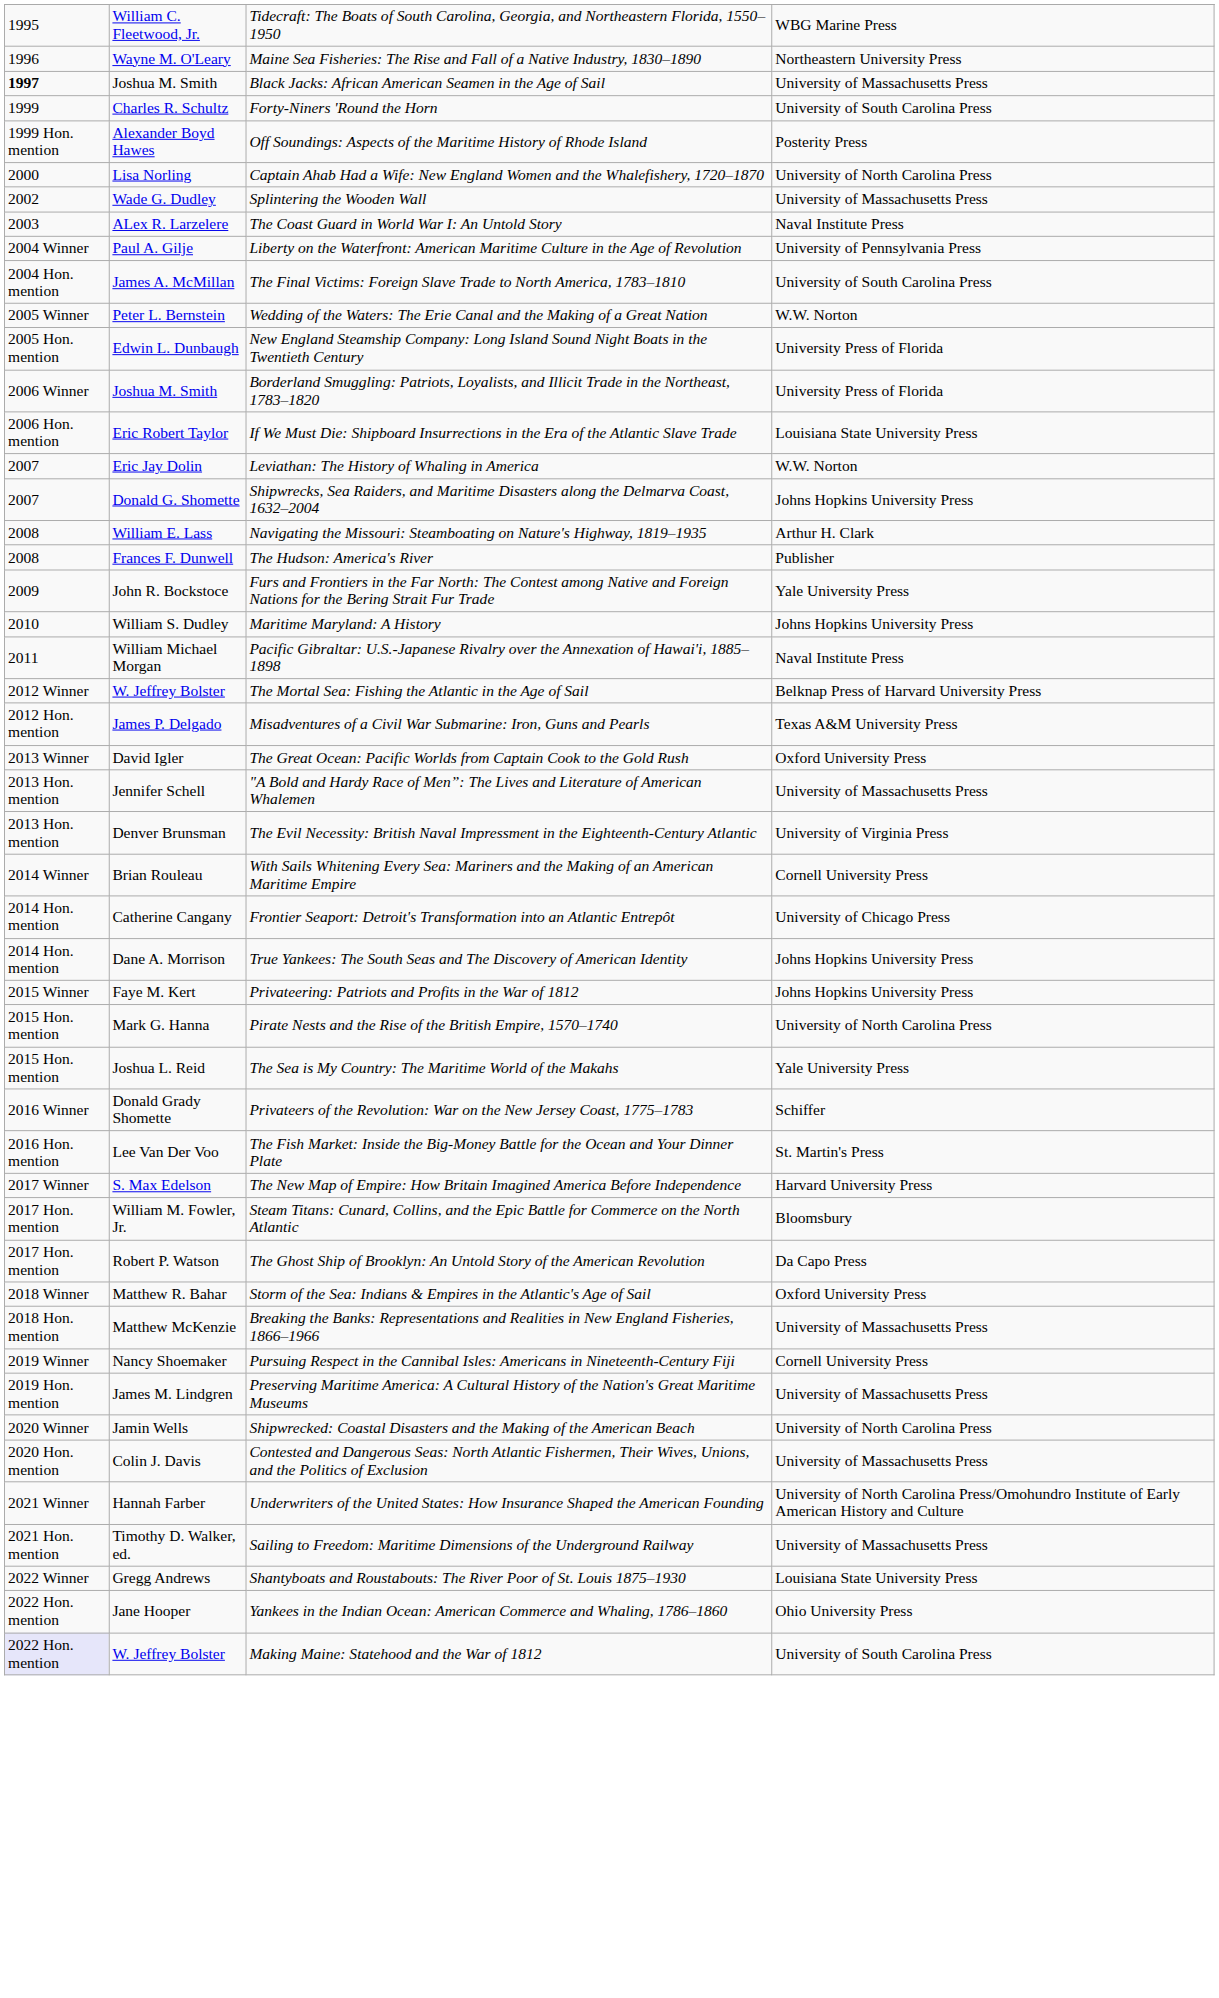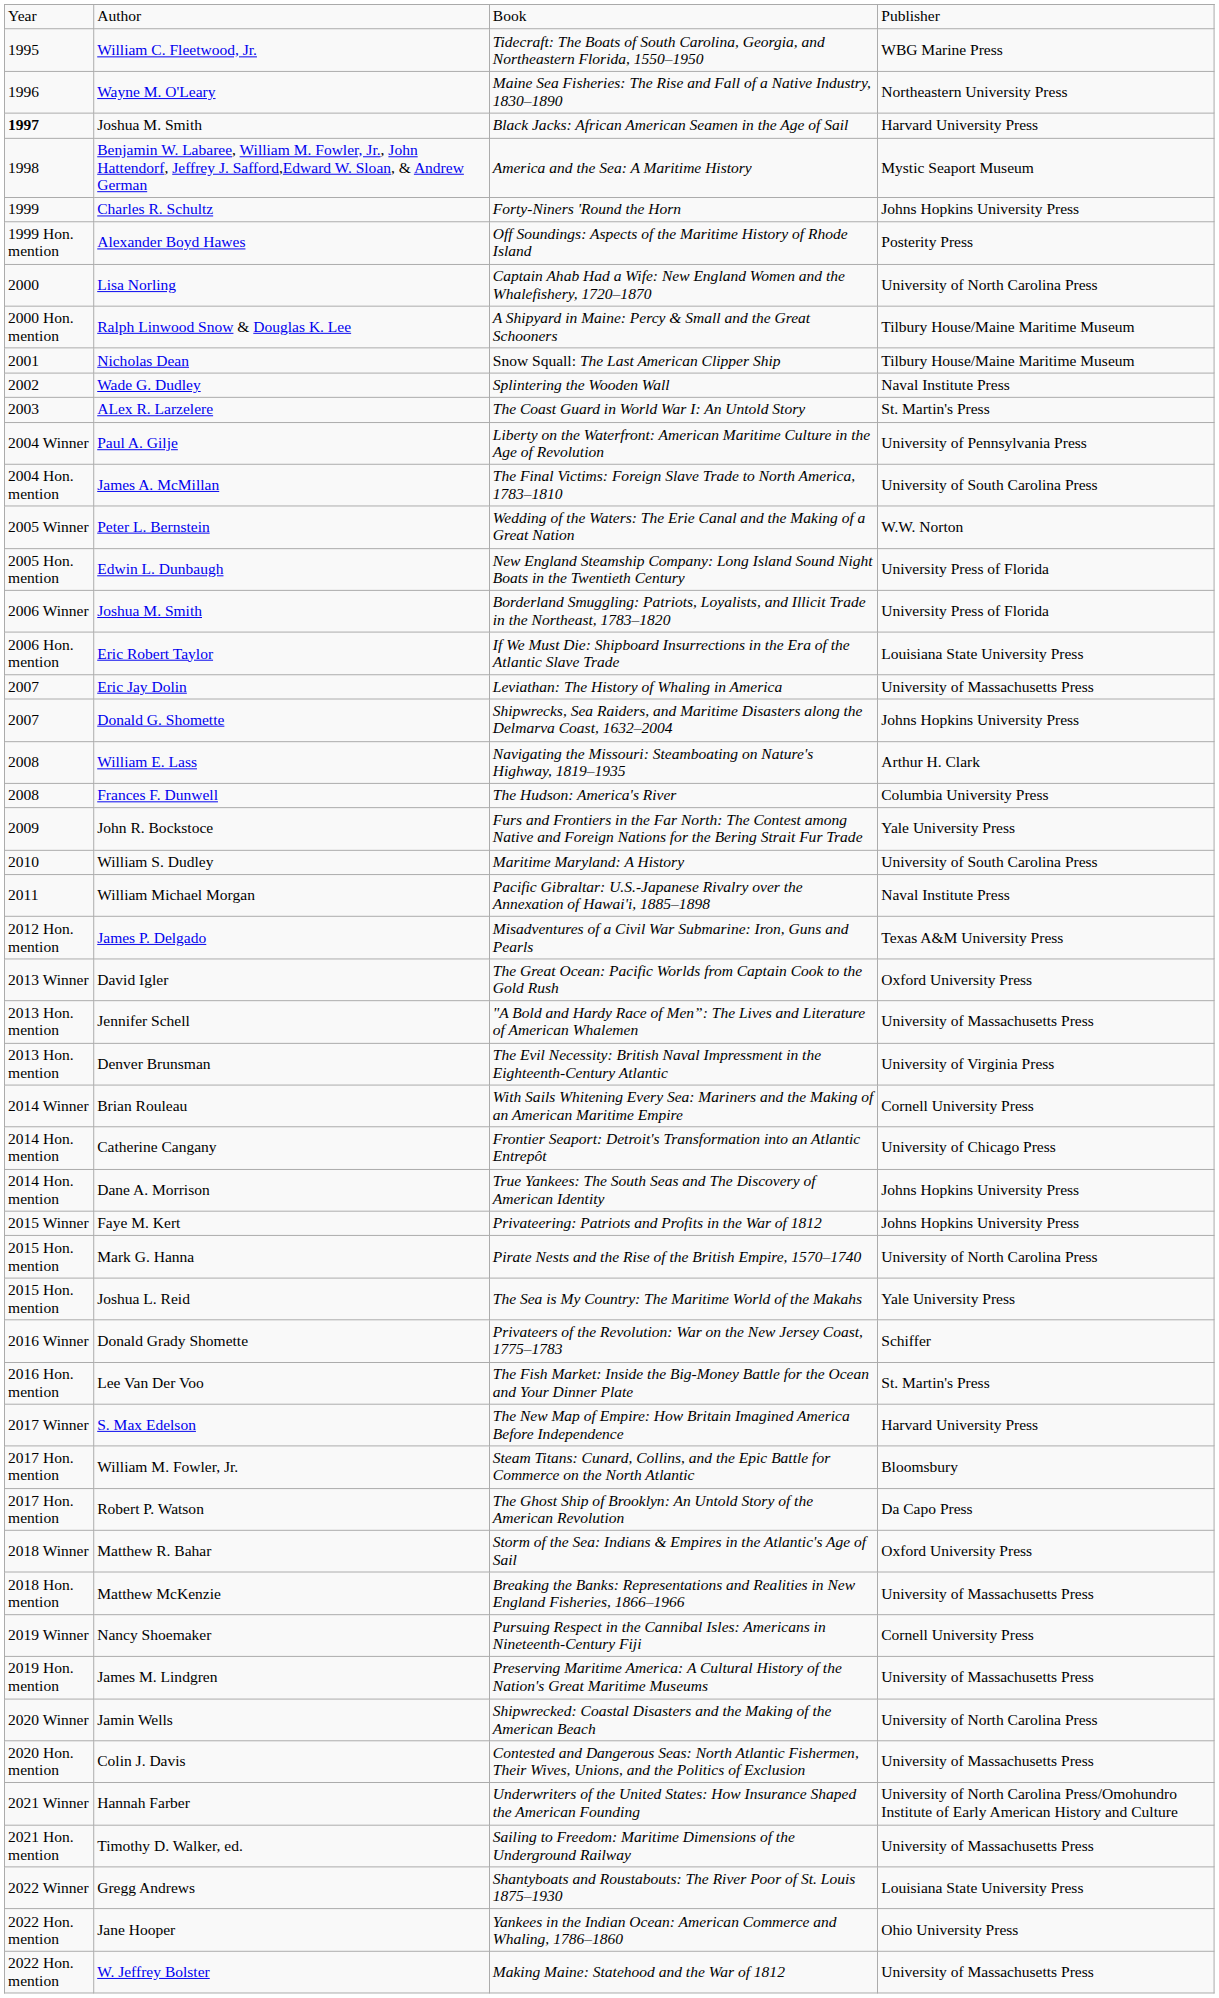+ row: (510, 16)
(882, 83) University of Massachusetts Press -> (960, 125) Harvard University Press
+ row: (622, 167)
(884, 108) University of South Carolina Press -> (980, 209) Johns Hopkins University Press
+ row: (651, 327)
+ row: (637, 360)
(882, 199) University of Massachusetts Press -> (945, 385) Naval Institute Press
(840, 224) Naval Institute Press -> (935, 409) St. Martin's Press
(816, 466) W.W. Norton -> (988, 686) University of Massachusetts Press
(805, 557) Publisher -> (965, 795) Columbia University Press
(874, 624) Johns Hopkins University Press -> (989, 862) University of South Carolina Press
- row: (419, 690)
(41, 1653) lavender background -> (41, 1972) no background
(884, 1653) University of South Carolina Press -> (988, 1972) University of Massachusetts Press
